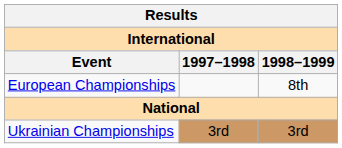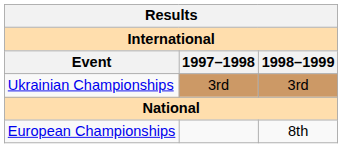rows swapped: (92, 85) <-> (91, 131)
